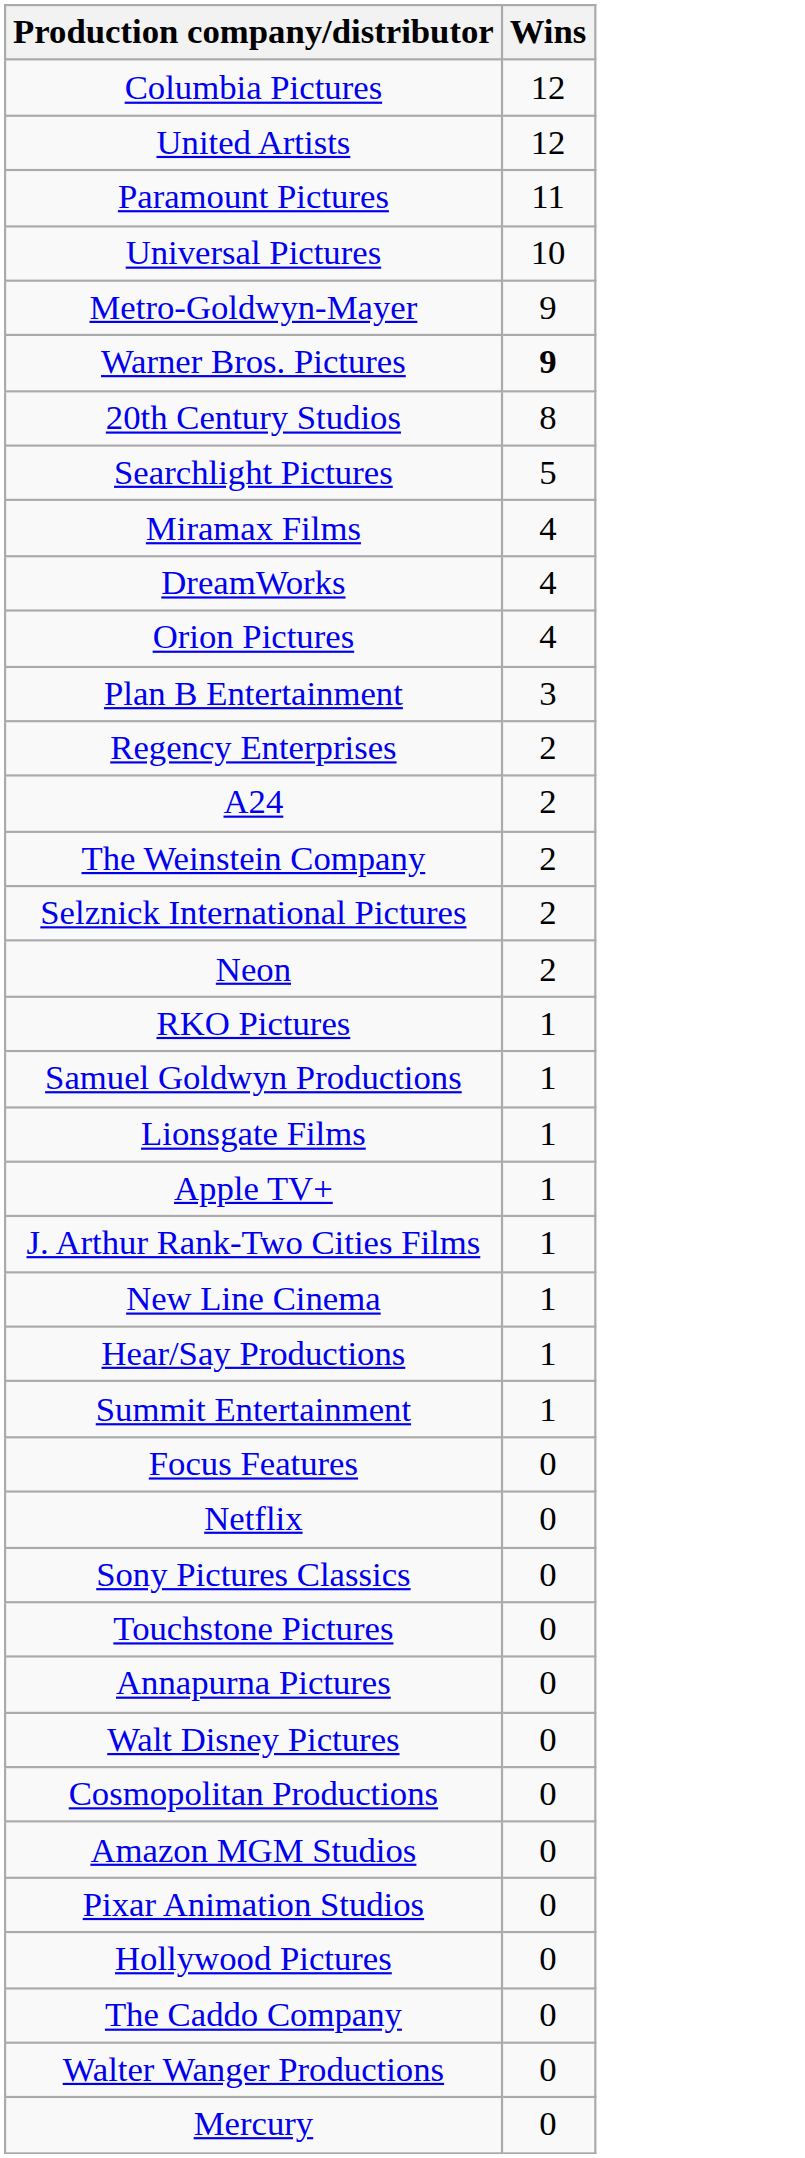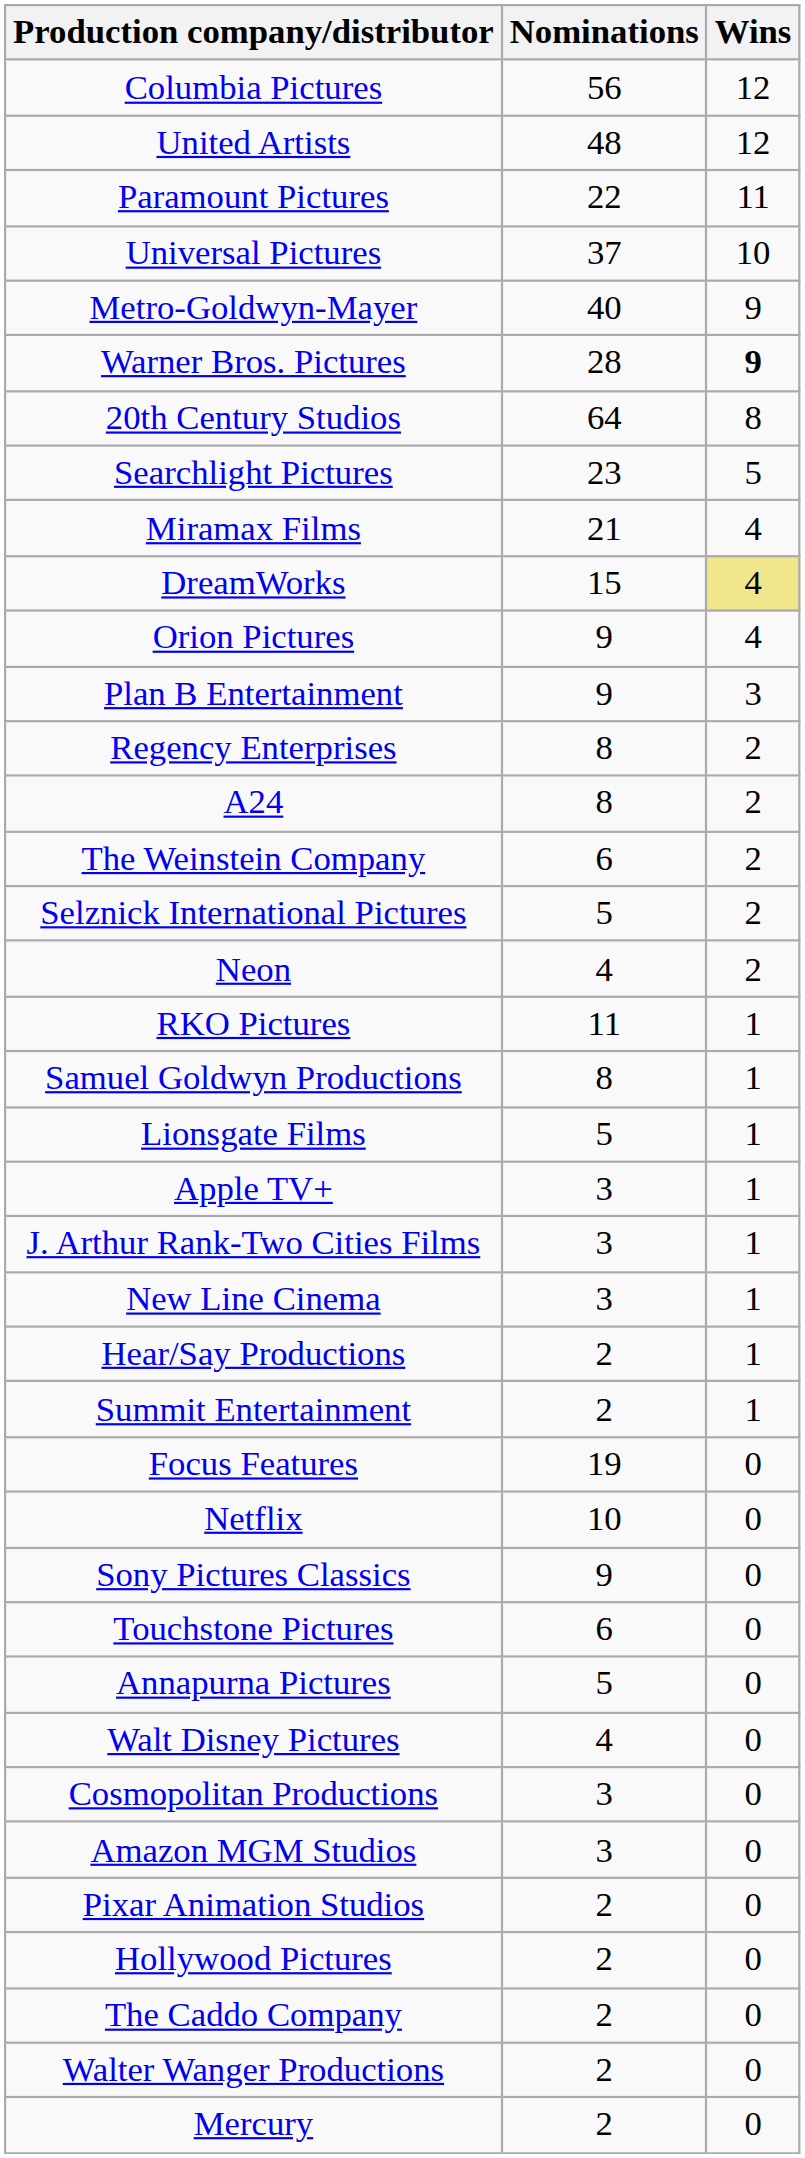+ column: (604, 32)
(548, 582) no background -> (753, 582) khaki background
